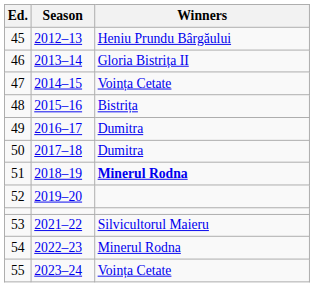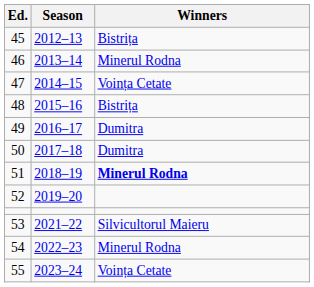(164, 38) Heniu Prundu Bârgăului -> (118, 38) Bistrița
(143, 61) Gloria Bistrița II -> (139, 61) Minerul Rodna
